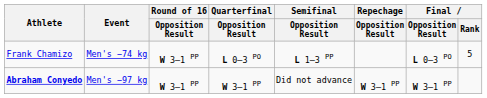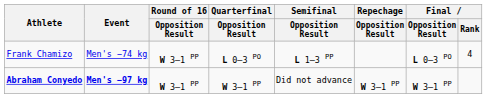(470, 54) 5 -> (470, 54) 4
(117, 80) normal -> (117, 80) bold
